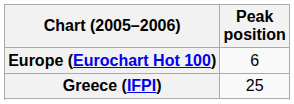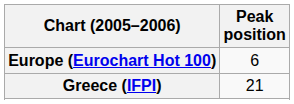(255, 85) 25 -> (255, 85) 21
